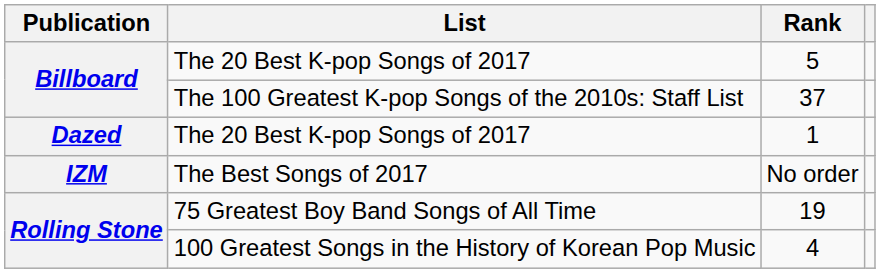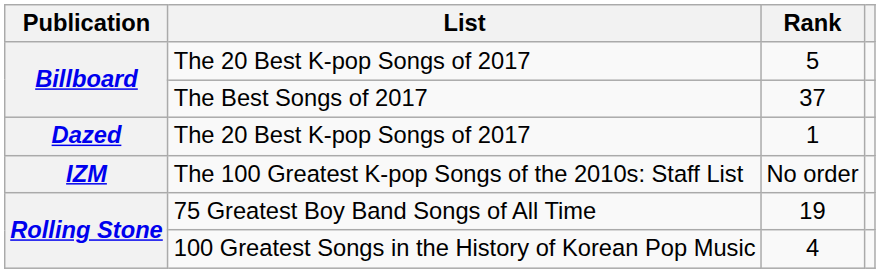(458, 98) The 100 Greatest K-pop Songs of the 2010s: Staff List -> (301, 98) The Best Songs of 2017
(301, 173) The Best Songs of 2017 -> (458, 173) The 100 Greatest K-pop Songs of the 2010s: Staff List
